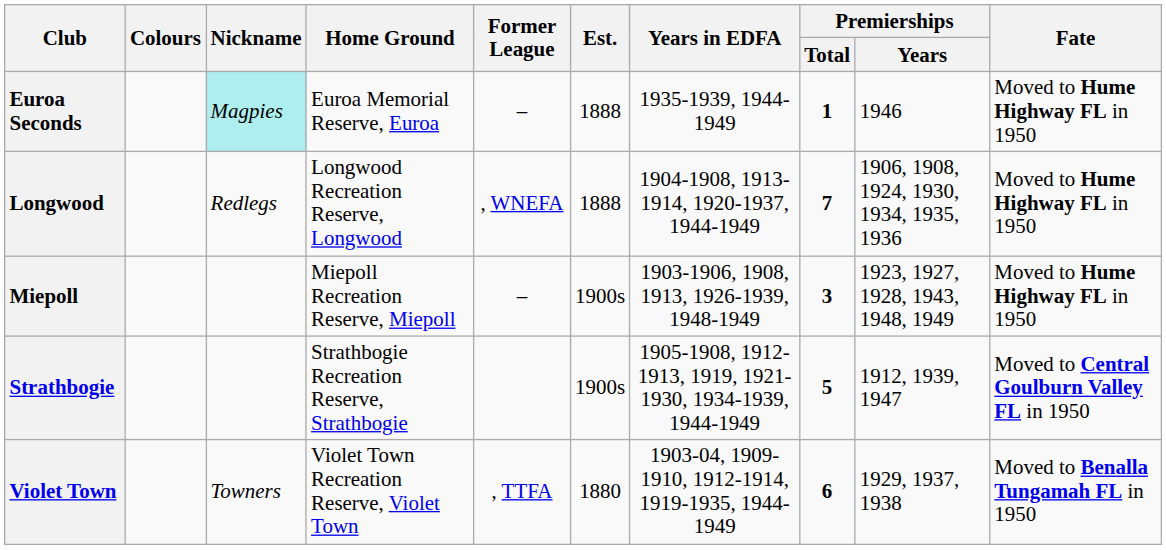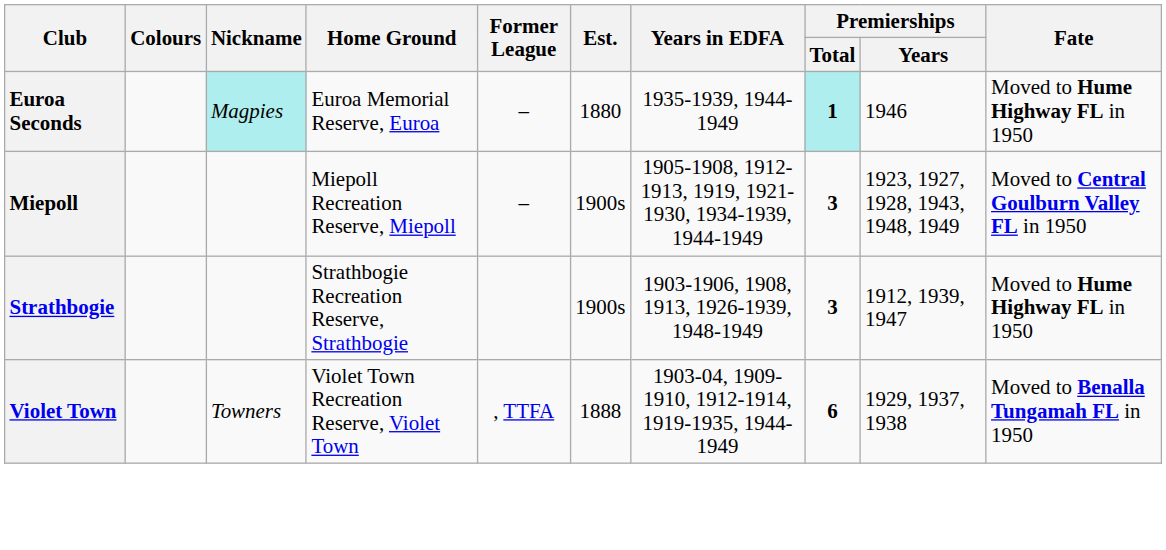(600, 111) 1888 -> (600, 111) 1880
(827, 111) no background -> (832, 111) paleturquoise background
- row: (57, 203)
(715, 295) 1903-1906, 1908, 1913, 1926-1939, 1948-1949 -> (717, 203) 1905-1908, 1912-1913, 1919, 1921-1930, 1934-1939, 1944-1949
(1065, 295) Moved to Hume Highway FL in 1950 -> (1068, 203) Moved to Central Goulburn Valley FL in 1950
(715, 387) 1905-1908, 1912-1913, 1919, 1921-1930, 1934-1939, 1944-1949 -> (717, 307) 1903-1906, 1908, 1913, 1926-1939, 1948-1949
(827, 387) 5 -> (832, 307) 3
(1072, 387) Moved to Central Goulburn Valley FL in 1950 -> (1062, 307) Moved to Hume Highway FL in 1950
(600, 491) 1880 -> (600, 411) 1888
